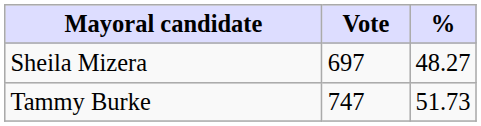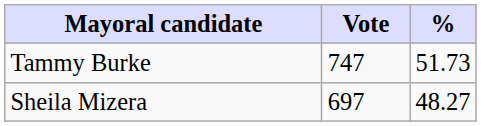rows swapped: (81, 101) <-> (79, 62)
